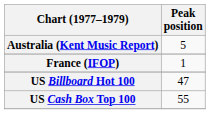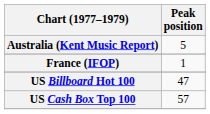(183, 99) 55 -> (183, 99) 57
